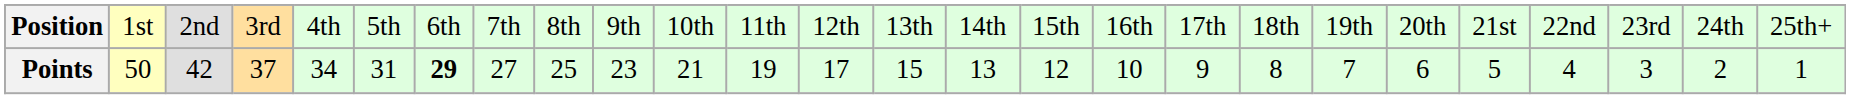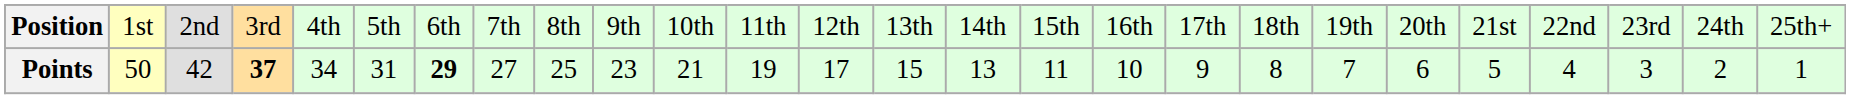(263, 70) normal -> (263, 70) bold
(1056, 70) 12 -> (1056, 70) 11
